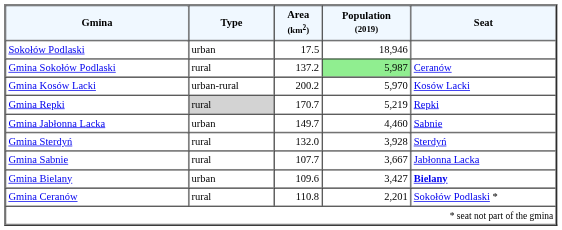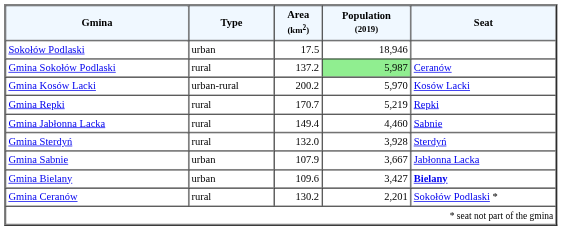(201, 104) lightgrey background -> (201, 104) no background
(203, 123) urban -> (201, 123) rural
(307, 123) 149.7 -> (307, 123) 149.4
(201, 160) rural -> (203, 160) urban
(307, 160) 107.7 -> (307, 160) 107.9
(308, 197) 110.8 -> (307, 197) 130.2
